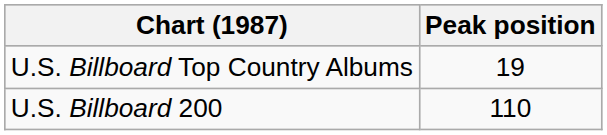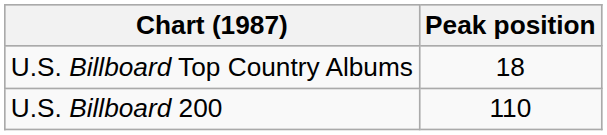(510, 66) 19 -> (510, 66) 18
